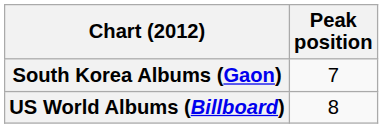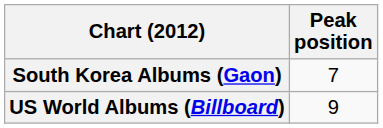(333, 107) 8 -> (333, 107) 9
